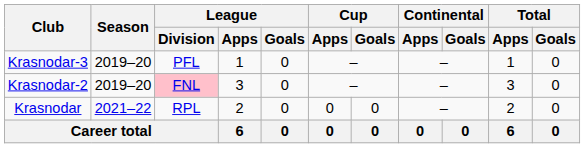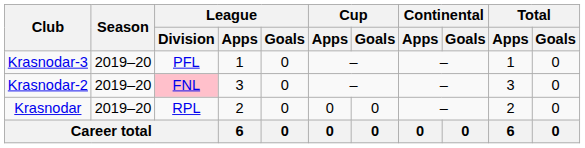(123, 108) 2021–22 -> (123, 108) 2019–20
